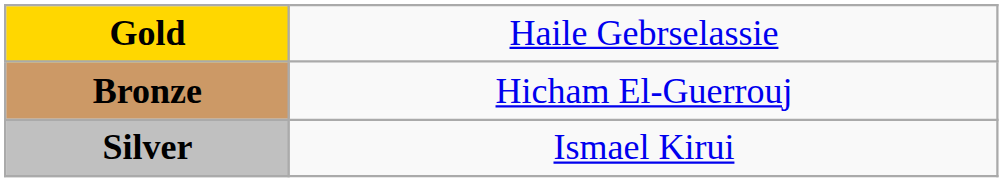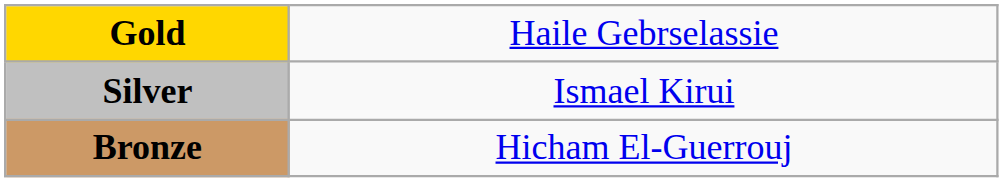rows swapped: (147, 147) <-> (147, 90)
